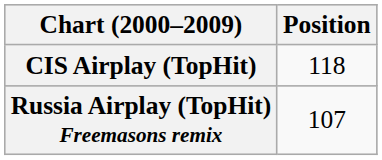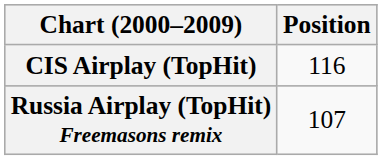(327, 65) 118 -> (327, 65) 116
